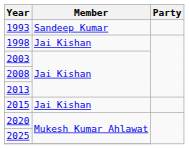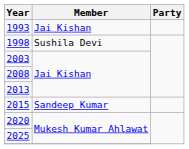(71, 28) Sandeep Kumar -> (63, 28) Jai Kishan
(63, 43) Jai Kishan -> (68, 43) Sushila Devi
(63, 105) Jai Kishan -> (71, 105) Sandeep Kumar
